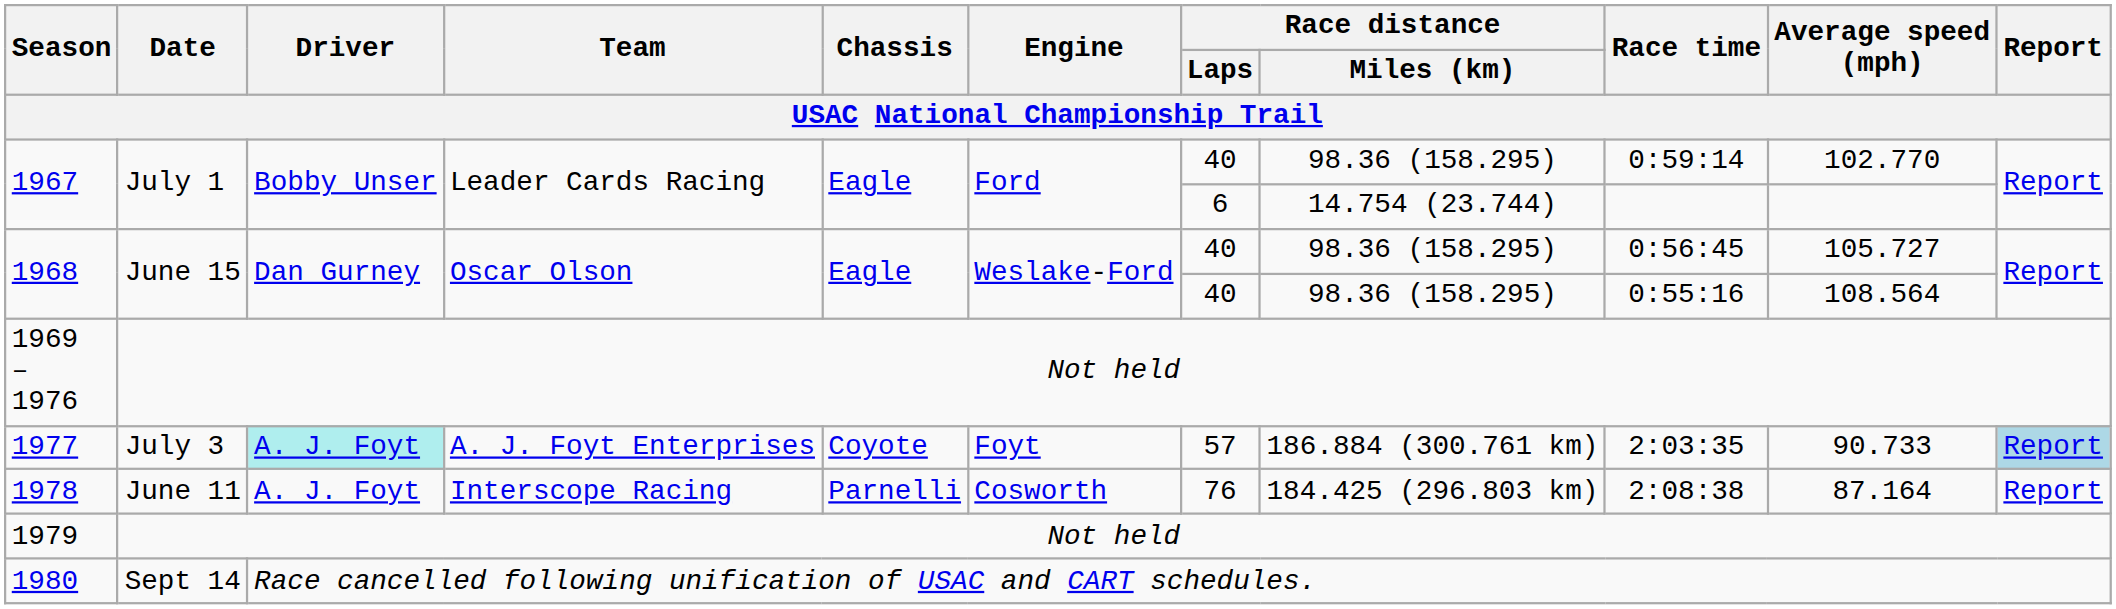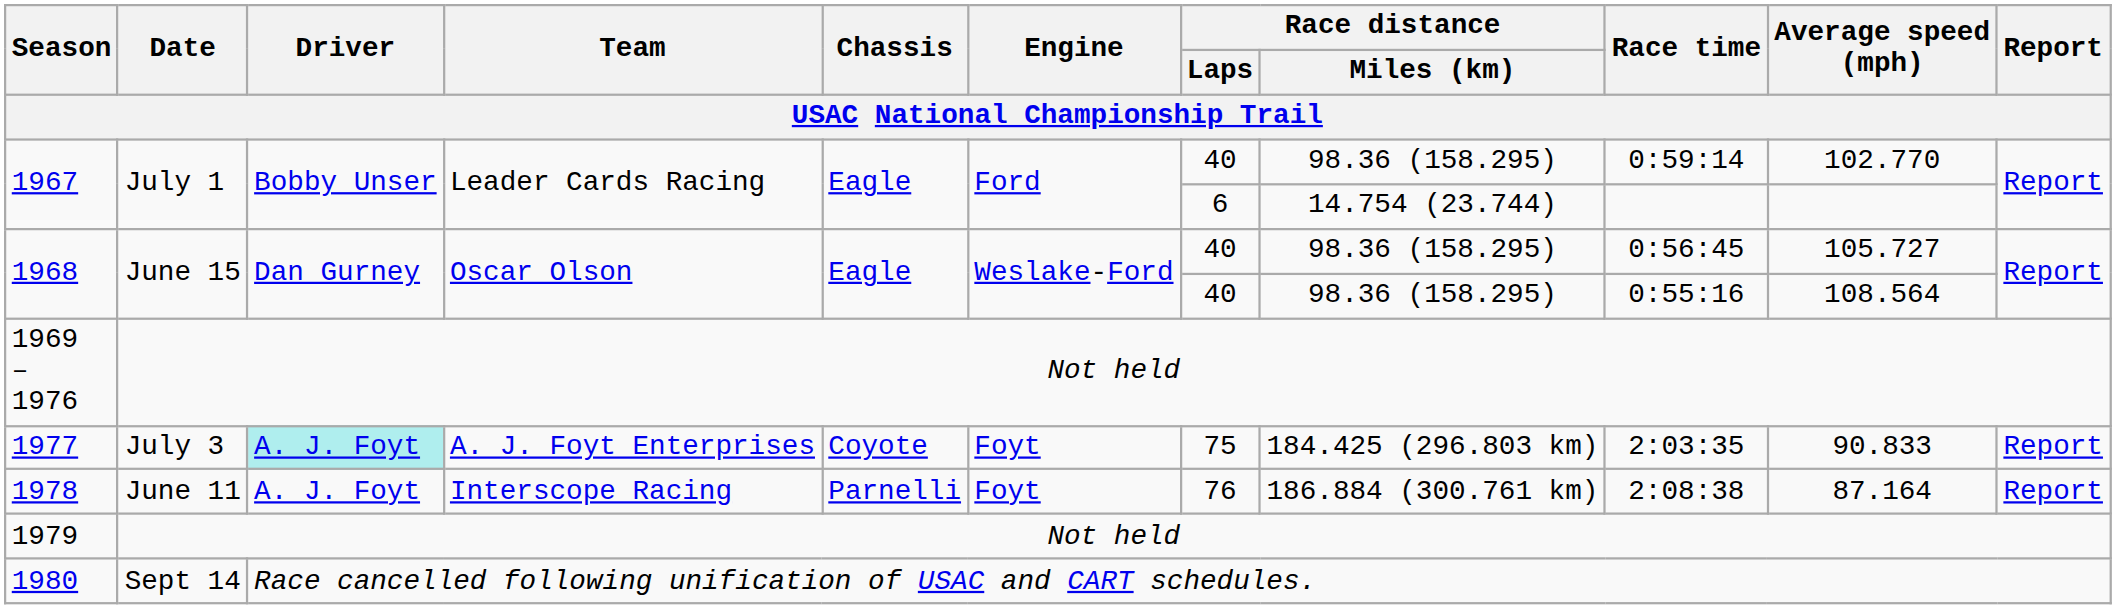(1220, 448) 57 -> (1220, 448) 75
(1432, 448) 186.884 (300.761 km) -> (1432, 448) 184.425 (296.803 km)
(1882, 448) 90.733 -> (1882, 448) 90.833
(2053, 448) lightblue background -> (2053, 448) no background
(1041, 492) Cosworth -> (1008, 492) Foyt
(1432, 492) 184.425 (296.803 km) -> (1432, 492) 186.884 (300.761 km)
